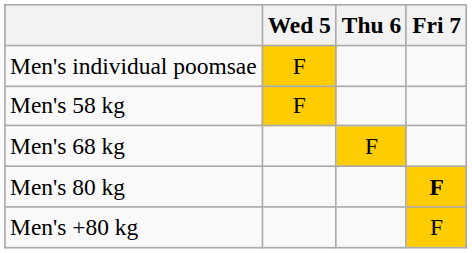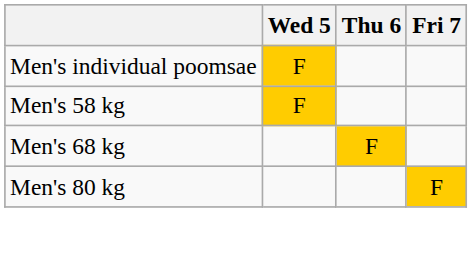(437, 186) bold -> (437, 186) normal
- row: (74, 227)
